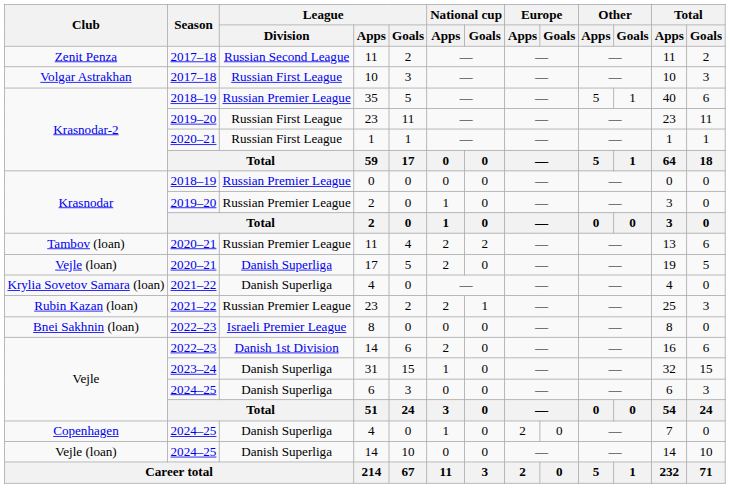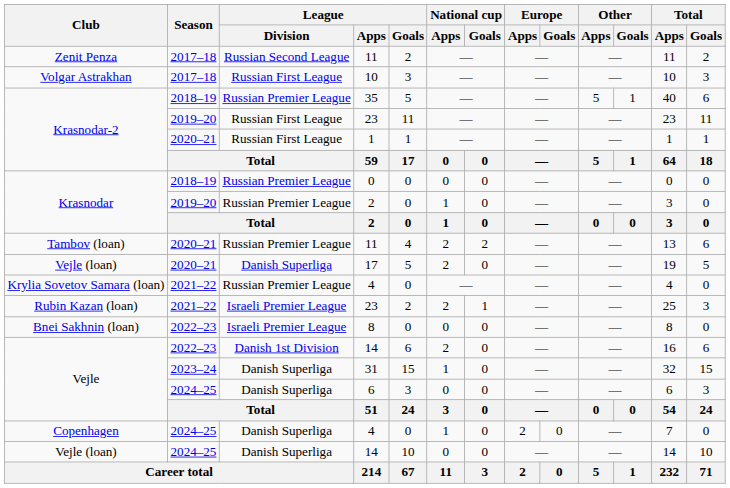(287, 285) Danish Superliga -> (287, 285) Russian Premier League
(287, 306) Russian Premier League -> (287, 306) Israeli Premier League
